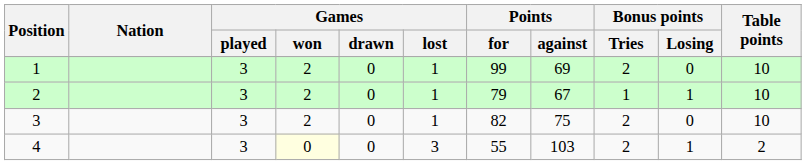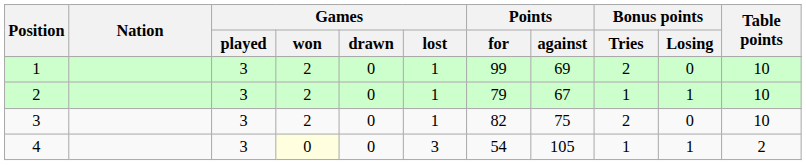(499, 146) 55 -> (499, 146) 54
(562, 146) 103 -> (562, 146) 105
(626, 146) 2 -> (626, 146) 1
